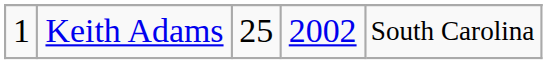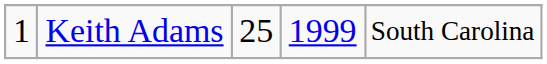(323, 31) 2002 -> (323, 31) 1999
